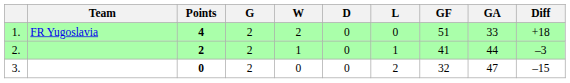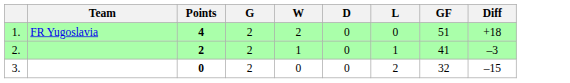- column: (492, 13)
